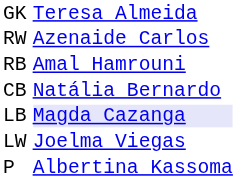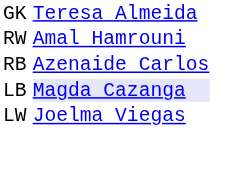(121, 39) Azenaide Carlos -> (109, 39) Amal Hamrouni
(109, 65) Amal Hamrouni -> (121, 65) Azenaide Carlos
- row: (15, 90)
- row: (9, 167)
